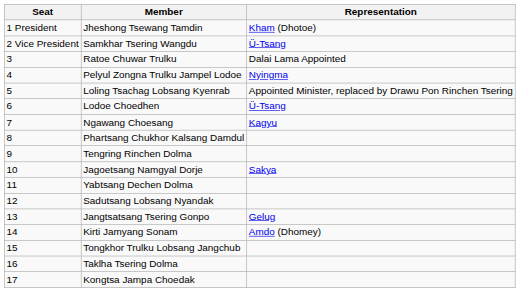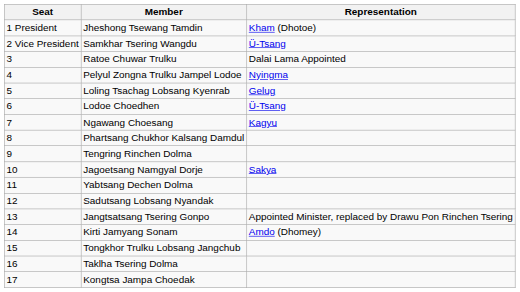(381, 91) Appointed Minister, replaced by Drawu Pon Rinchen Tsering -> (262, 91) Gelug
(262, 216) Gelug -> (381, 216) Appointed Minister, replaced by Drawu Pon Rinchen Tsering
